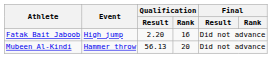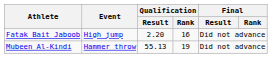(156, 47) 56.13 -> (156, 47) 55.13
(186, 47) 20 -> (186, 47) 19
